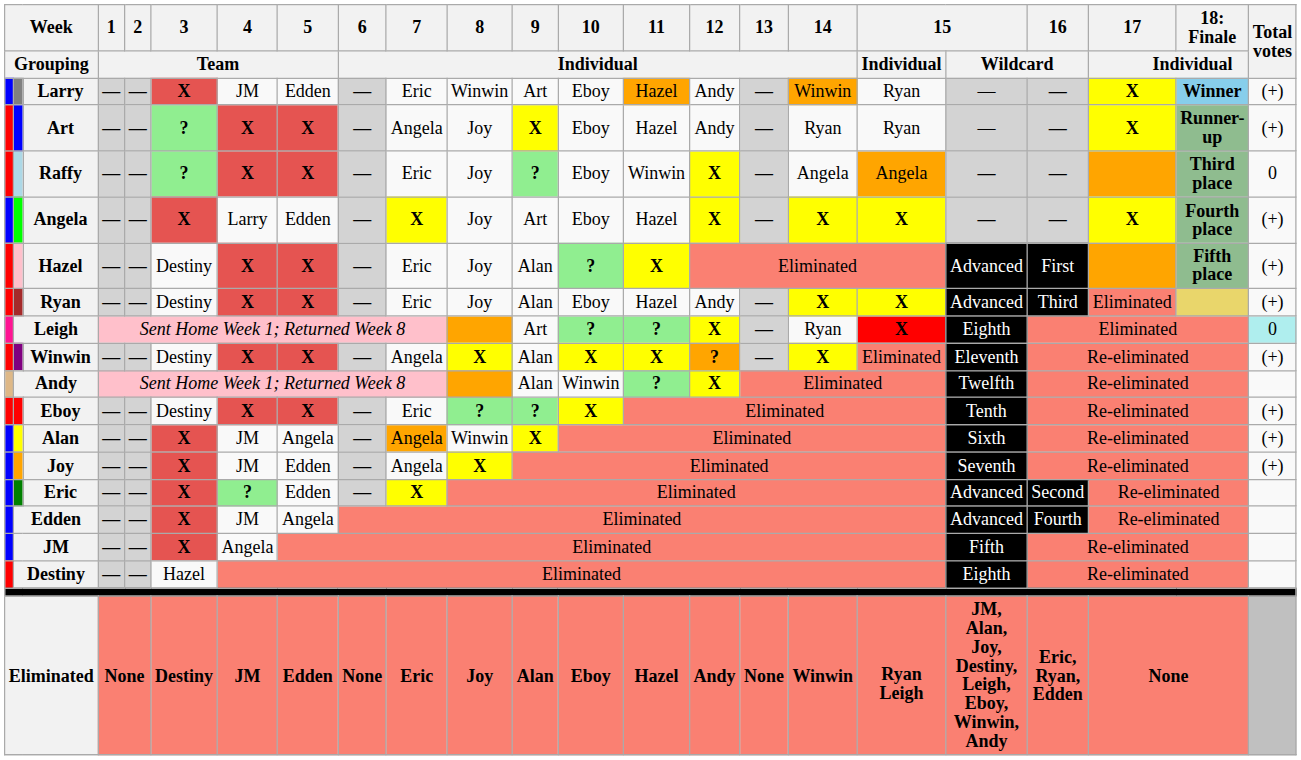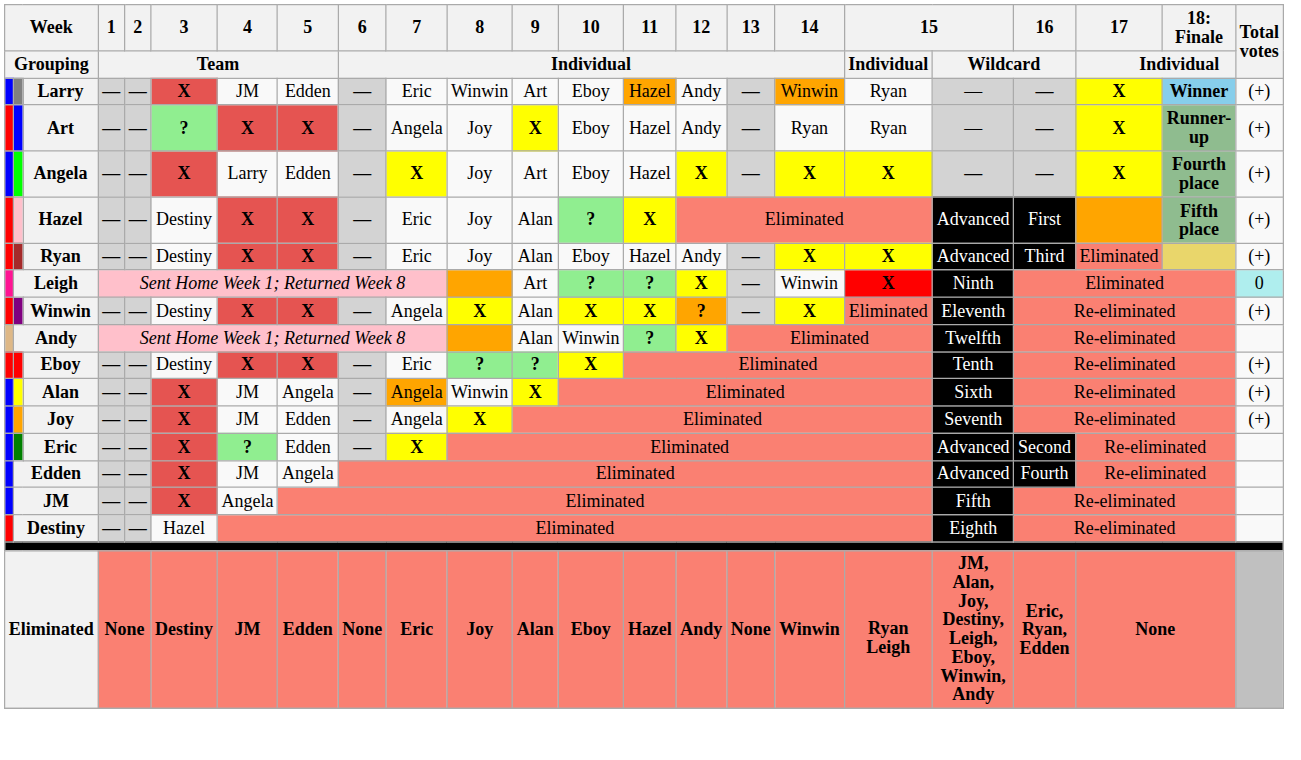- row: (18, 174)
(823, 329) Ryan -> (809, 283) Winwin
(986, 329) Eighth -> (973, 283) Ninth
